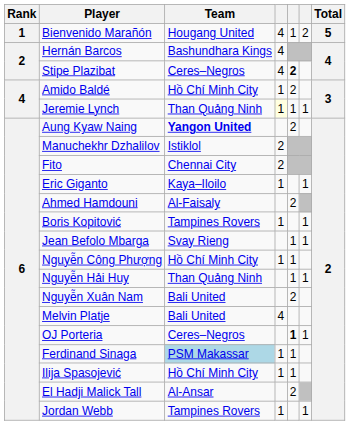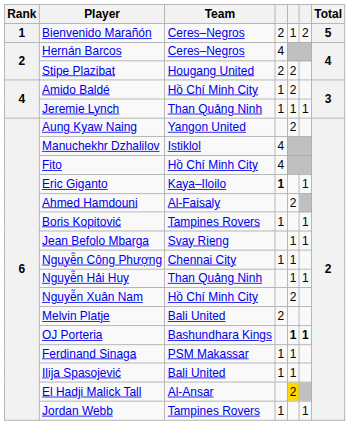(211, 33) Hougang United -> (206, 33) Ceres–Negros
(281, 33) 4 -> (281, 33) 2
(220, 52) Bashundhara Kings -> (206, 52) Ceres–Negros
(206, 71) Ceres–Negros -> (211, 71) Hougang United
(281, 71) 4 -> (281, 71) 2
(293, 71) bold -> (293, 71) normal
(281, 109) lightyellow background -> (281, 109) no background
(210, 128) bold -> (207, 128) normal
(281, 146) 2 -> (281, 146) 4
(202, 165) Chennai City -> (213, 165) Hồ Chí Minh City
(281, 165) 2 -> (281, 165) 4
(281, 184) normal -> (281, 184) bold
(213, 260) Hồ Chí Minh City -> (202, 260) Chennai City
(197, 297) Bali United -> (213, 297) Hồ Chí Minh City
(281, 316) 4 -> (281, 316) 2
(206, 335) Ceres–Negros -> (220, 335) Bashundhara Kings
(305, 335) normal -> (305, 335) bold
(208, 354) lightblue background -> (208, 354) no background
(213, 373) Hồ Chí Minh City -> (197, 373) Bali United
(293, 392) no background -> (293, 392) gold background
